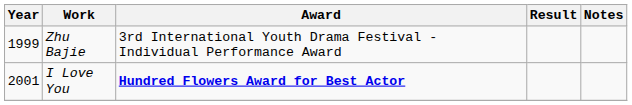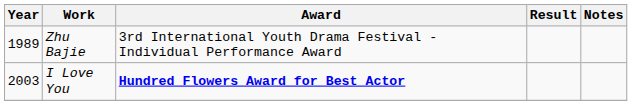(24, 45) 1999 -> (24, 45) 1989
(24, 81) 2001 -> (24, 81) 2003
